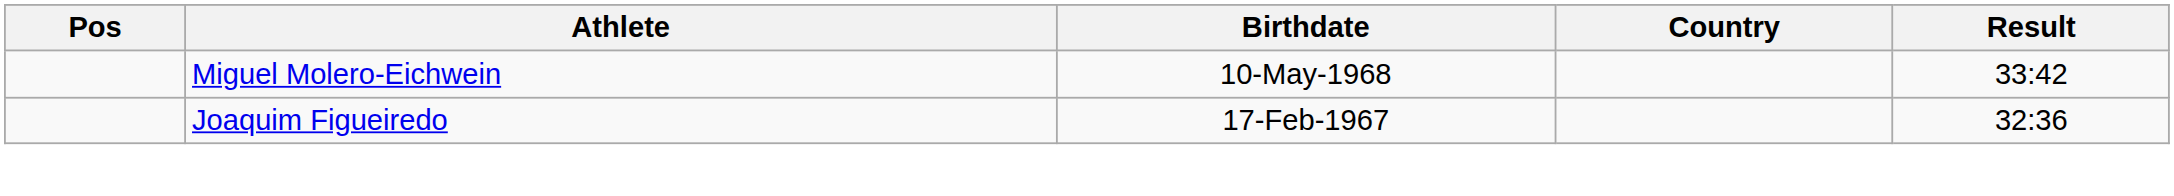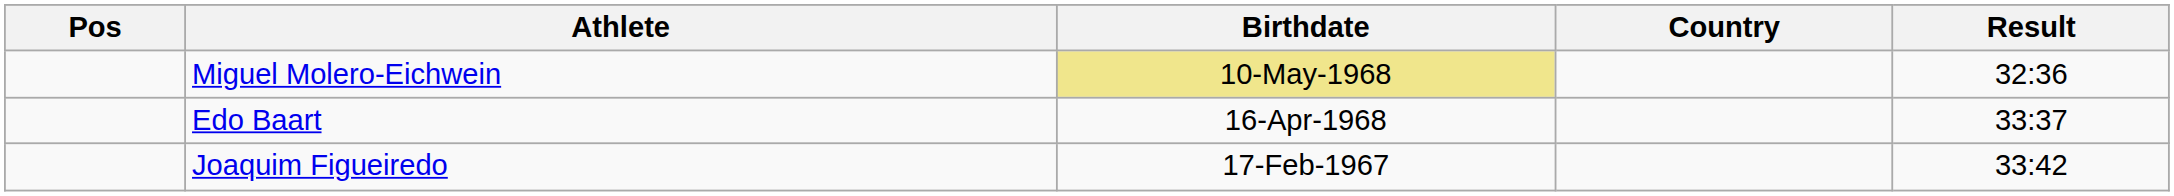(1306, 73) no background -> (1306, 73) khaki background
(2031, 73) 33:42 -> (2031, 73) 32:36
+ row: (257, 119)
(2031, 119) 32:36 -> (2031, 166) 33:42
